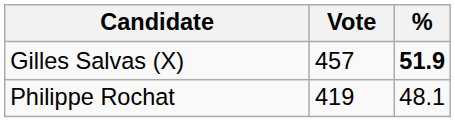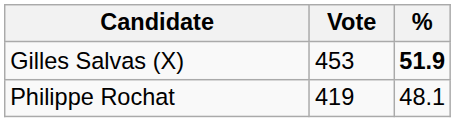(335, 60) 457 -> (335, 60) 453
